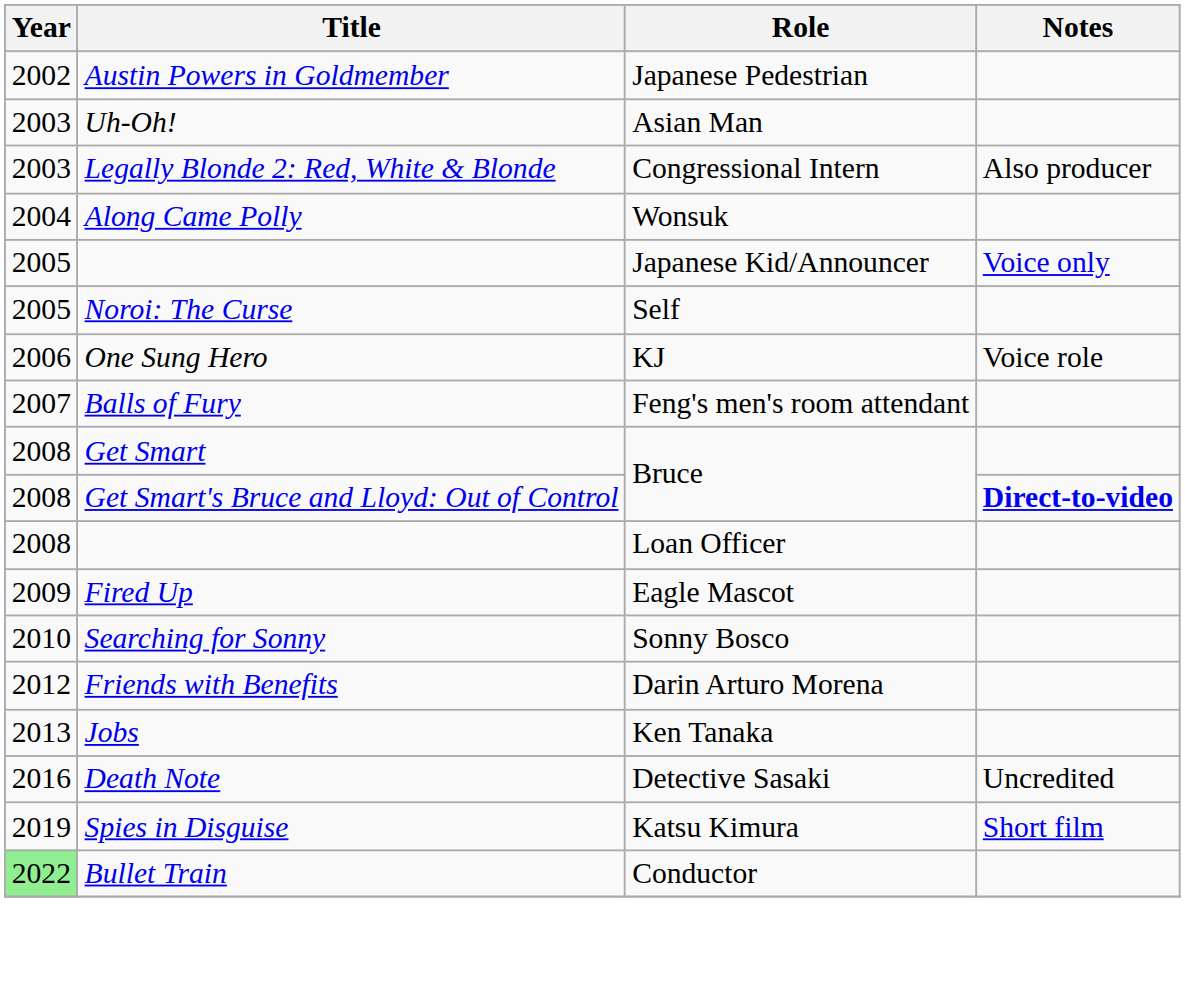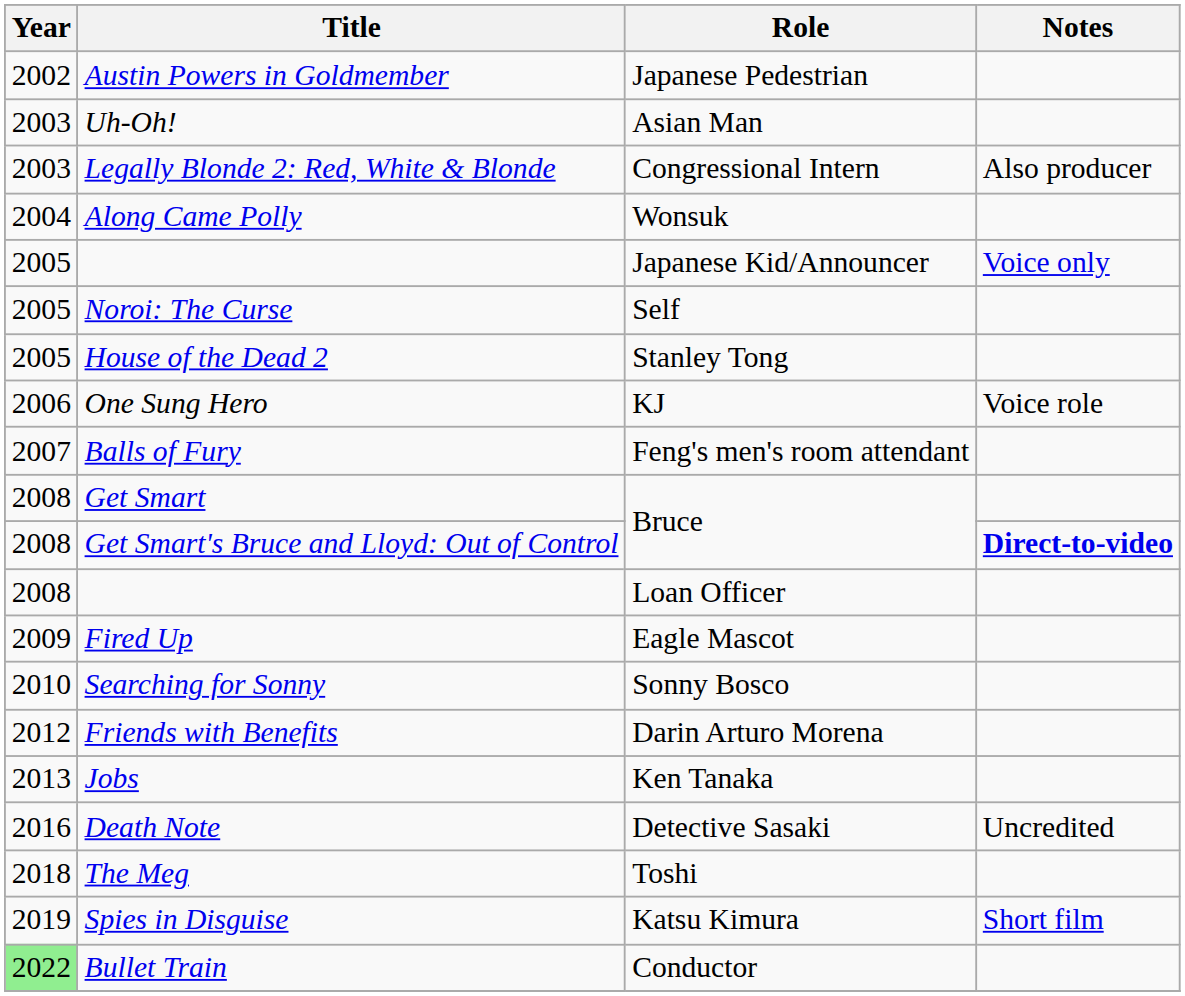+ row: (206, 356)
+ row: (137, 872)
